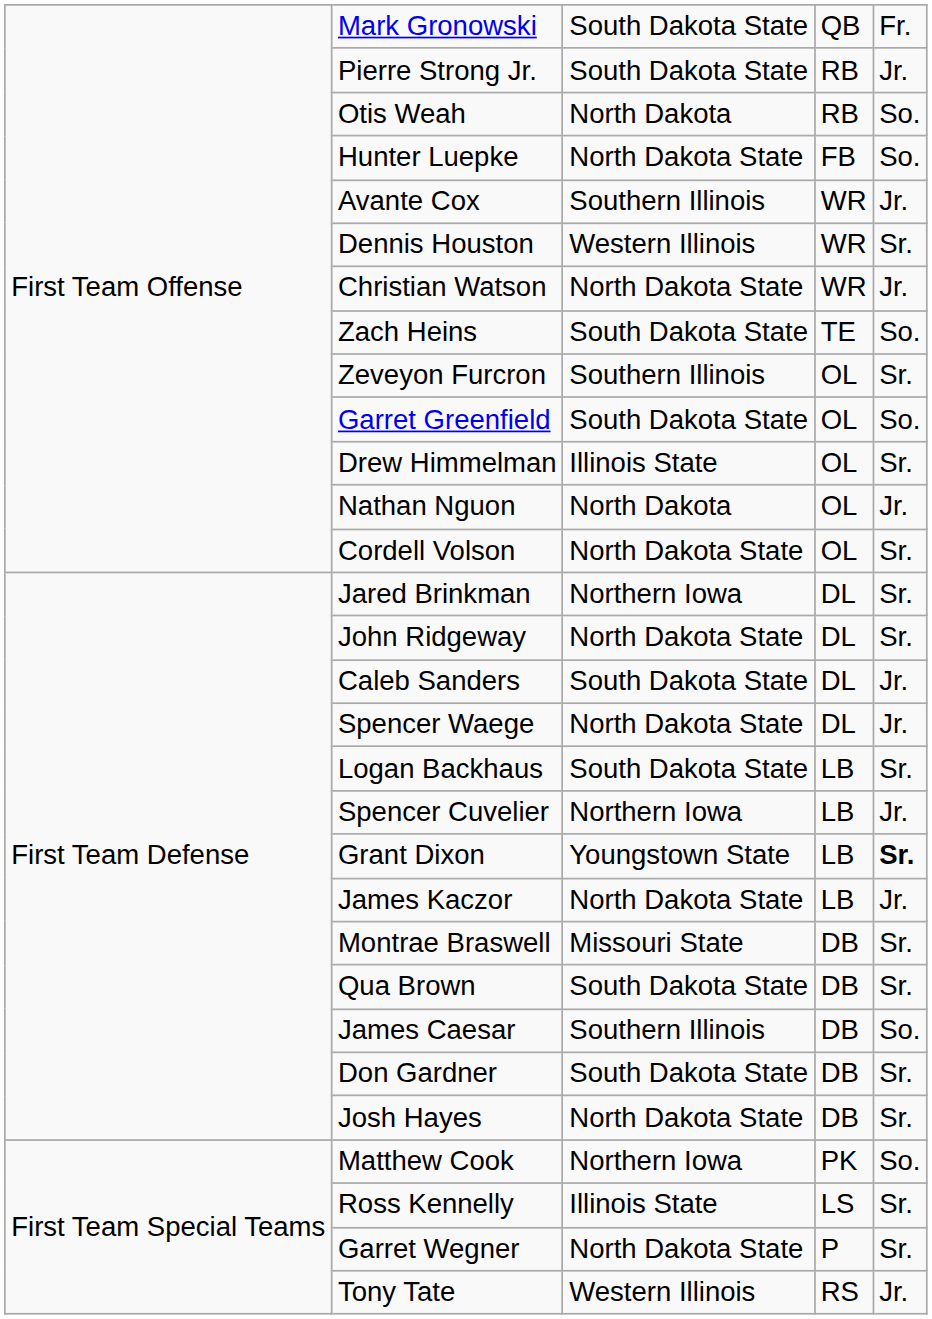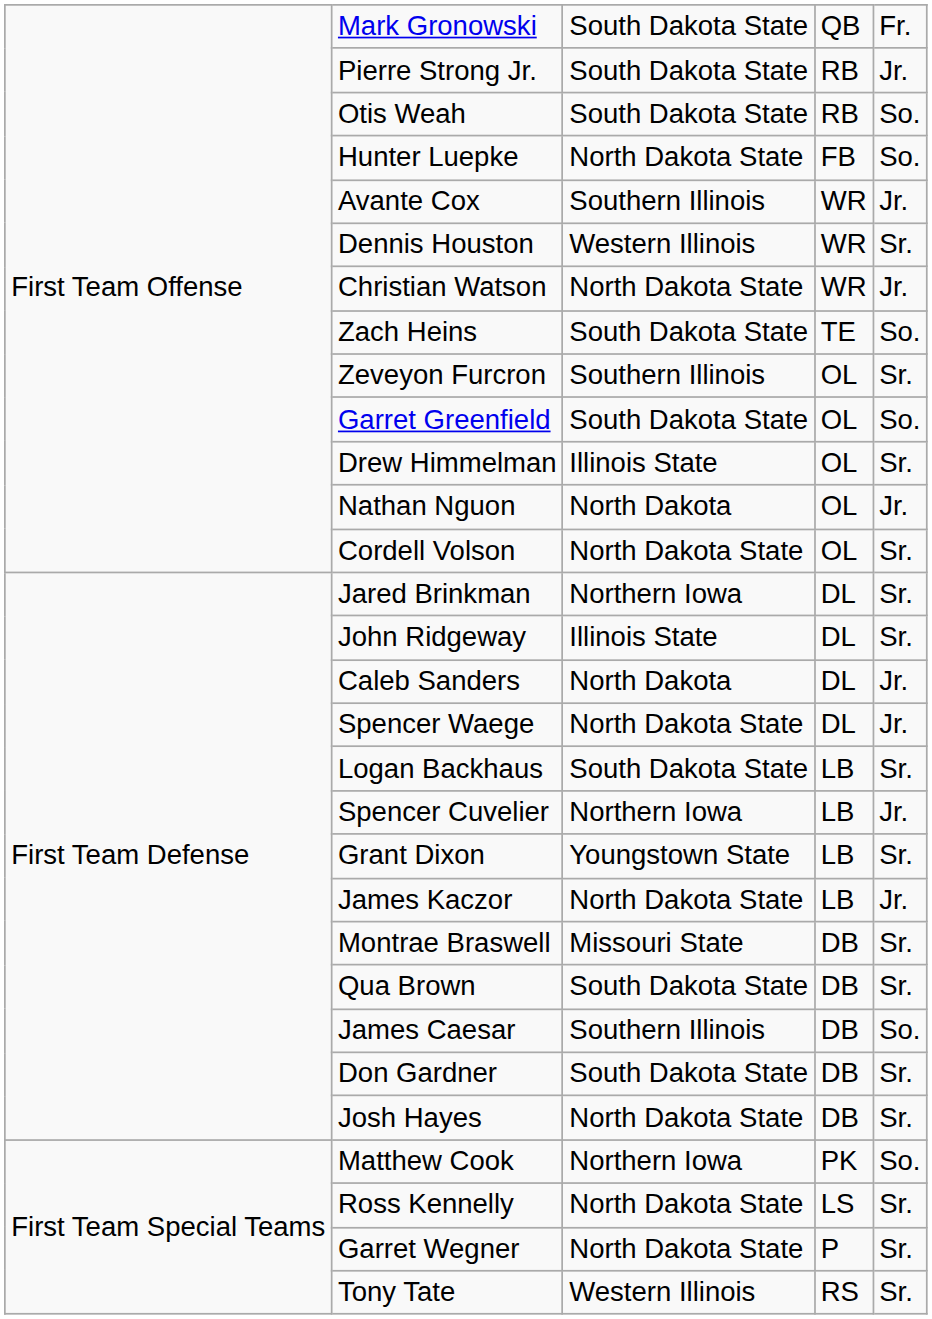(650, 113) North Dakota -> (689, 113) South Dakota State
(686, 637) North Dakota State -> (643, 637) Illinois State
(689, 680) South Dakota State -> (650, 680) North Dakota
(897, 855) bold -> (896, 855) normal
(643, 1204) Illinois State -> (686, 1204) North Dakota State
(894, 1292) Jr. -> (896, 1292) Sr.
